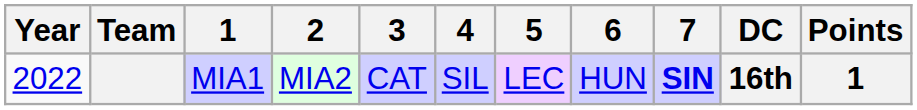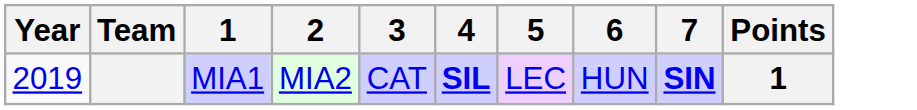- column: (761, 29)
(47, 79) 2022 -> (47, 79) 2019
(465, 79) normal -> (466, 79) bold
